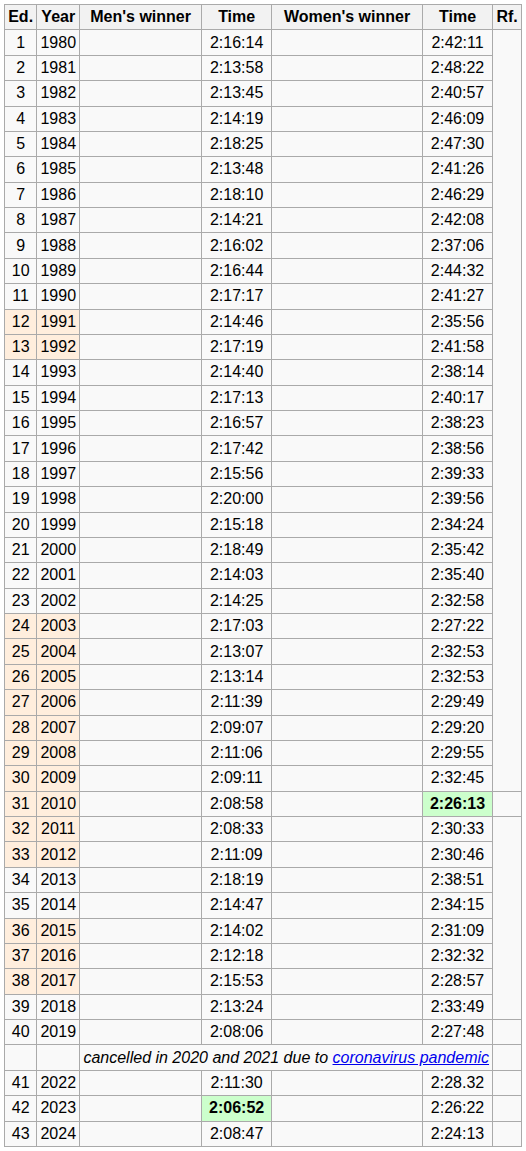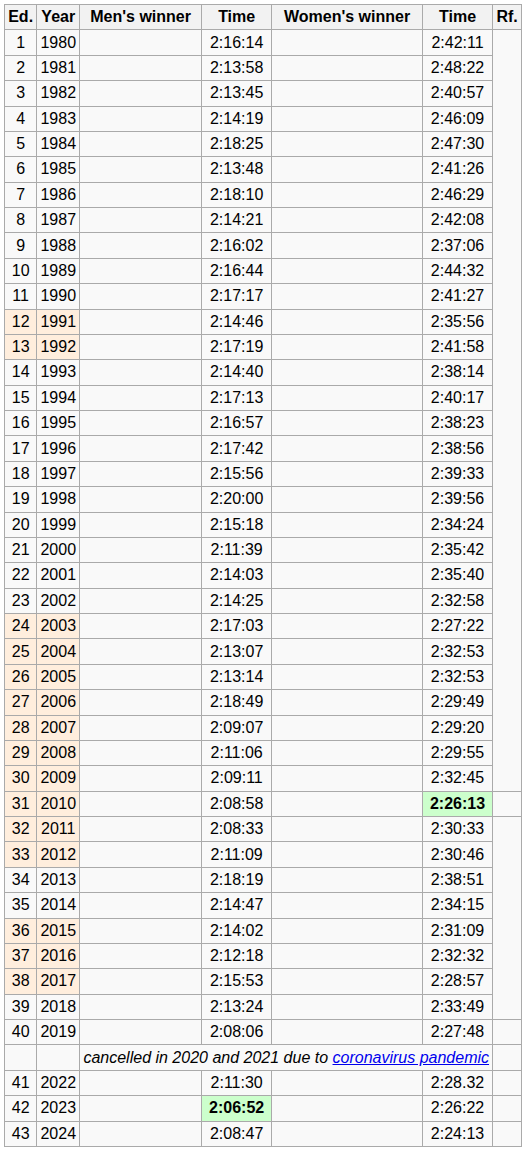(237, 550) 2:18:49 -> (237, 550) 2:11:39
(237, 702) 2:11:39 -> (237, 702) 2:18:49
